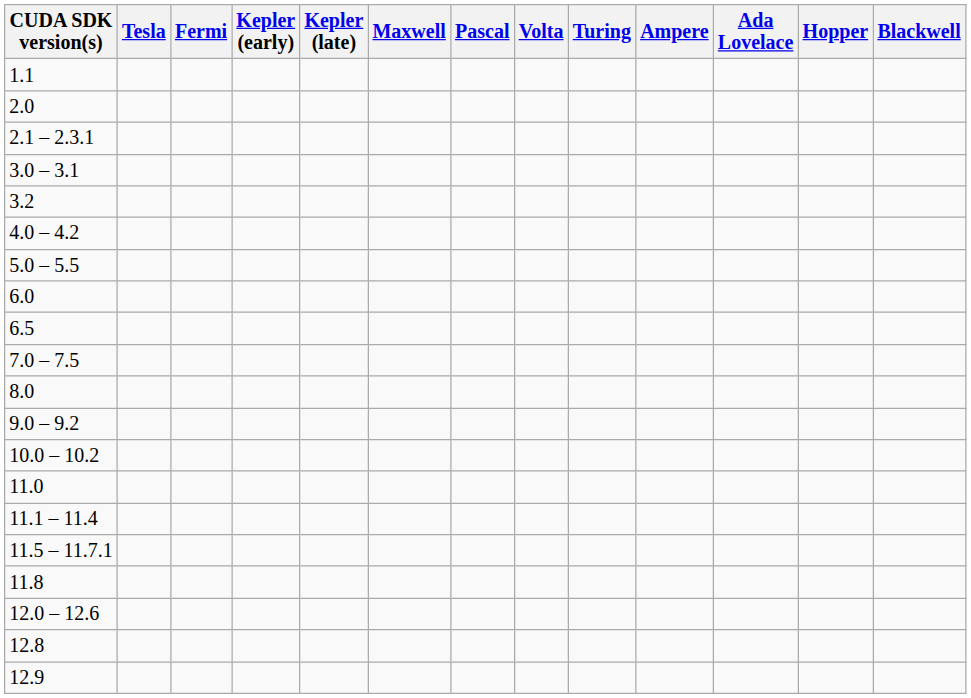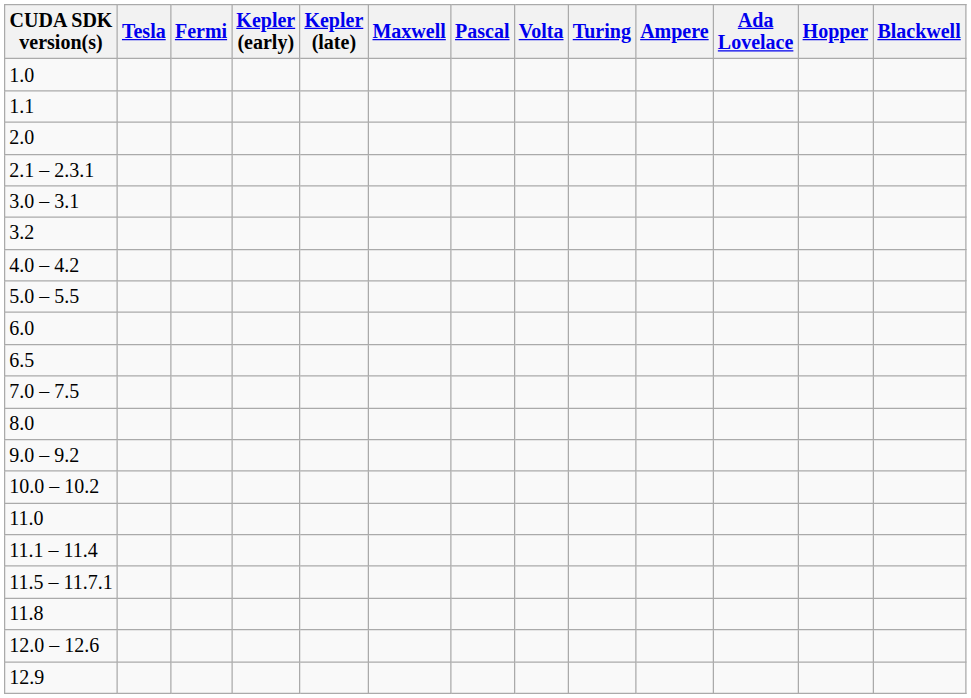+ row: (22, 74)
- row: (27, 645)
